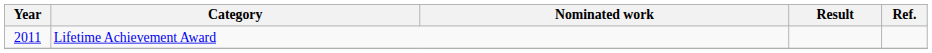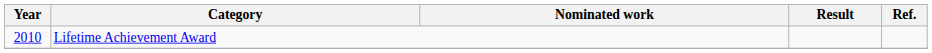(28, 37) 2011 -> (28, 37) 2010
